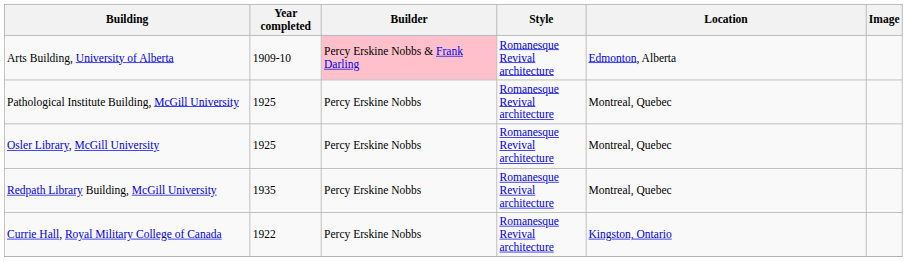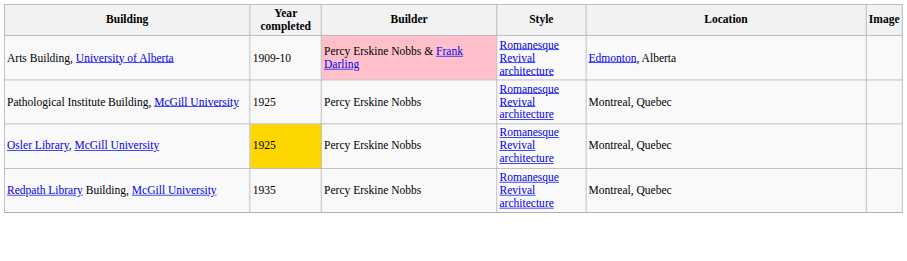(264, 146) no background -> (264, 146) gold background
- row: (114, 234)
